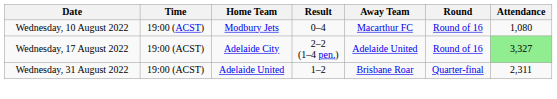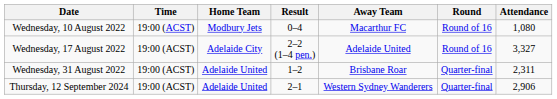(521, 49) lightgreen background -> (524, 49) no background
+ row: (69, 86)
